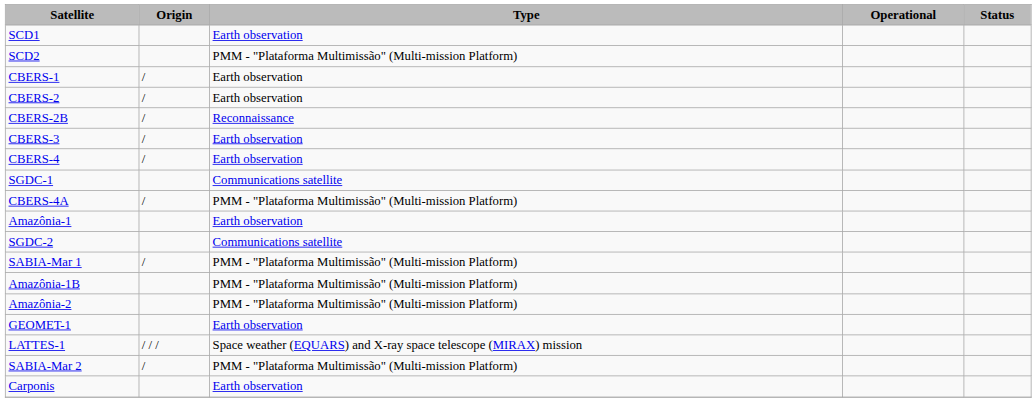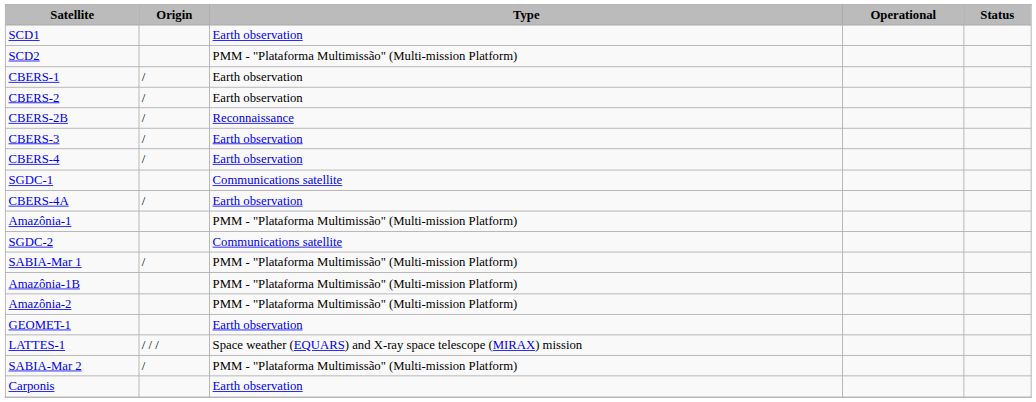(365, 200) PMM - "Plataforma Multimissão" (Multi-mission Platform) -> (258, 200) Earth observation
(258, 220) Earth observation -> (365, 220) PMM - "Plataforma Multimissão" (Multi-mission Platform)
